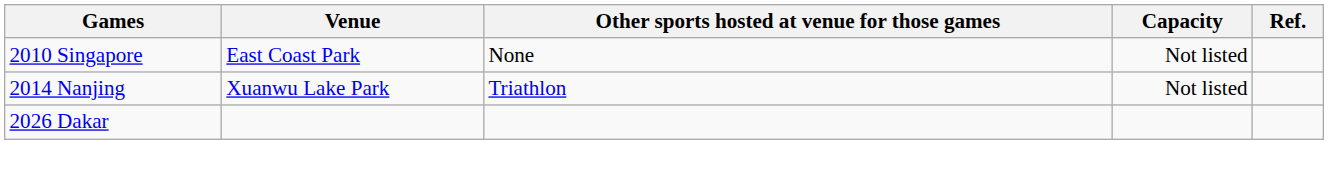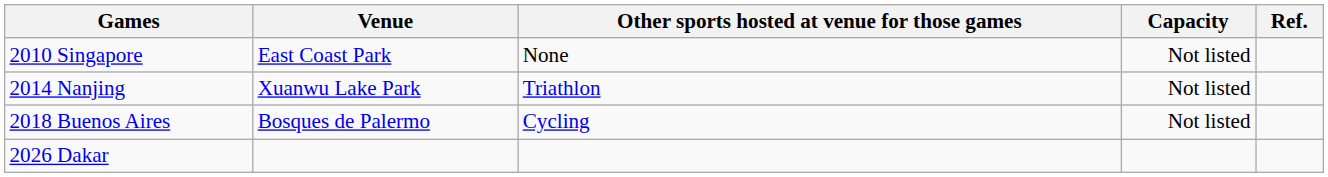+ row: (90, 121)
